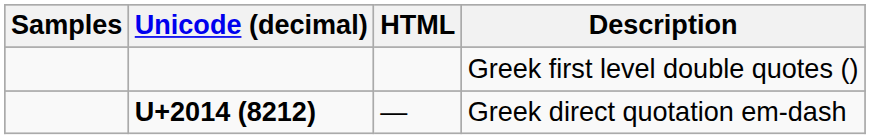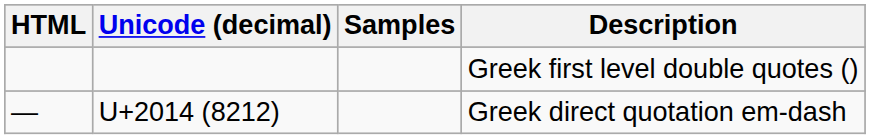columns swapped: (67, 25) <-> (418, 25)
(225, 111) bold -> (189, 111) normal
